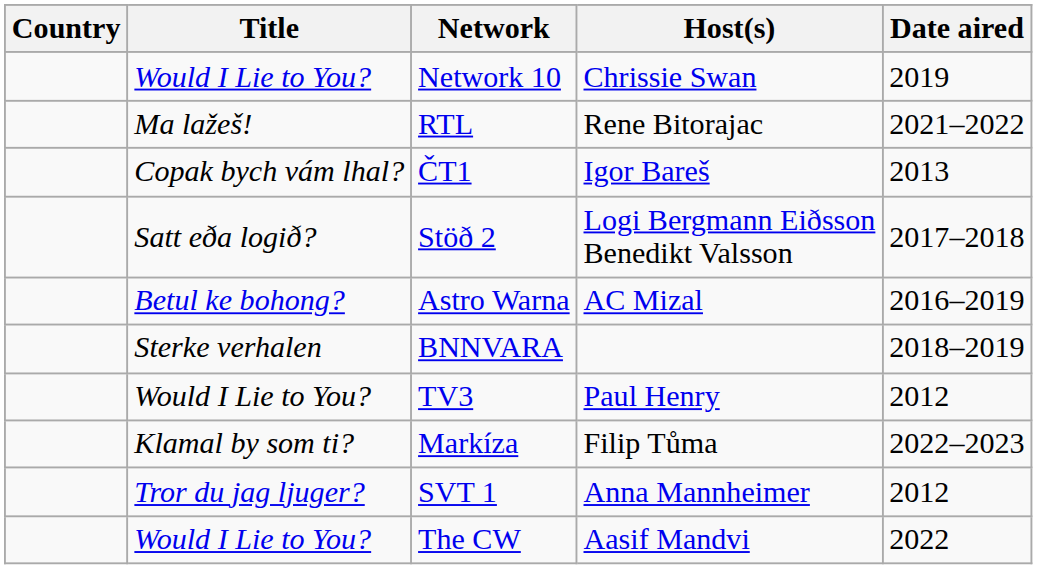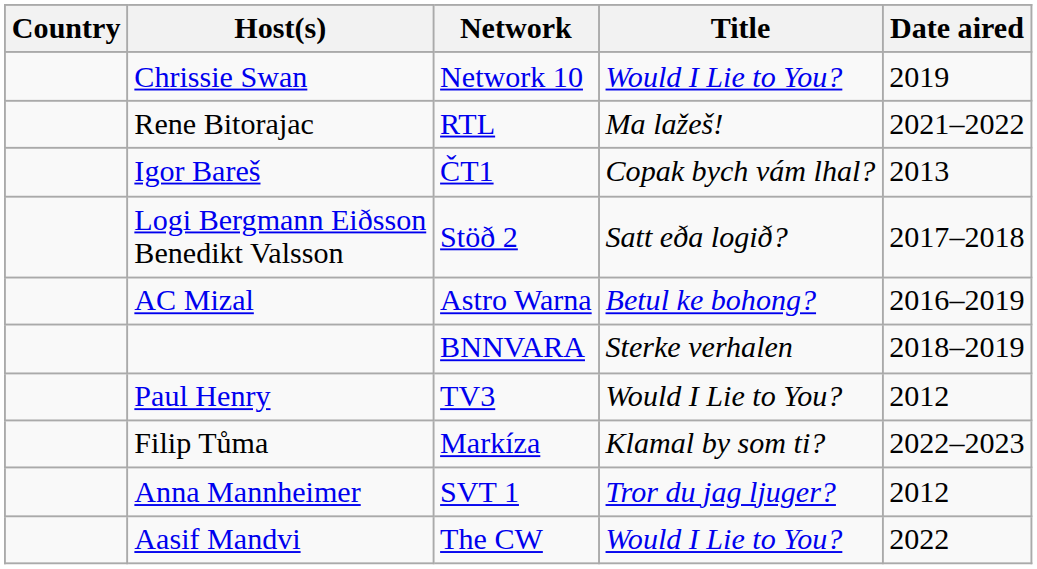columns swapped: (269, 28) <-> (729, 28)
